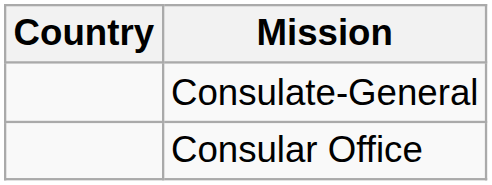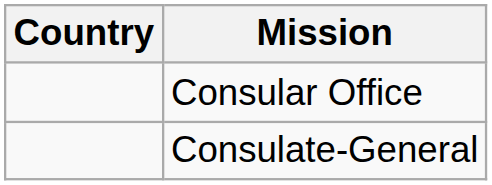rows swapped: (325, 91) <-> (297, 149)
